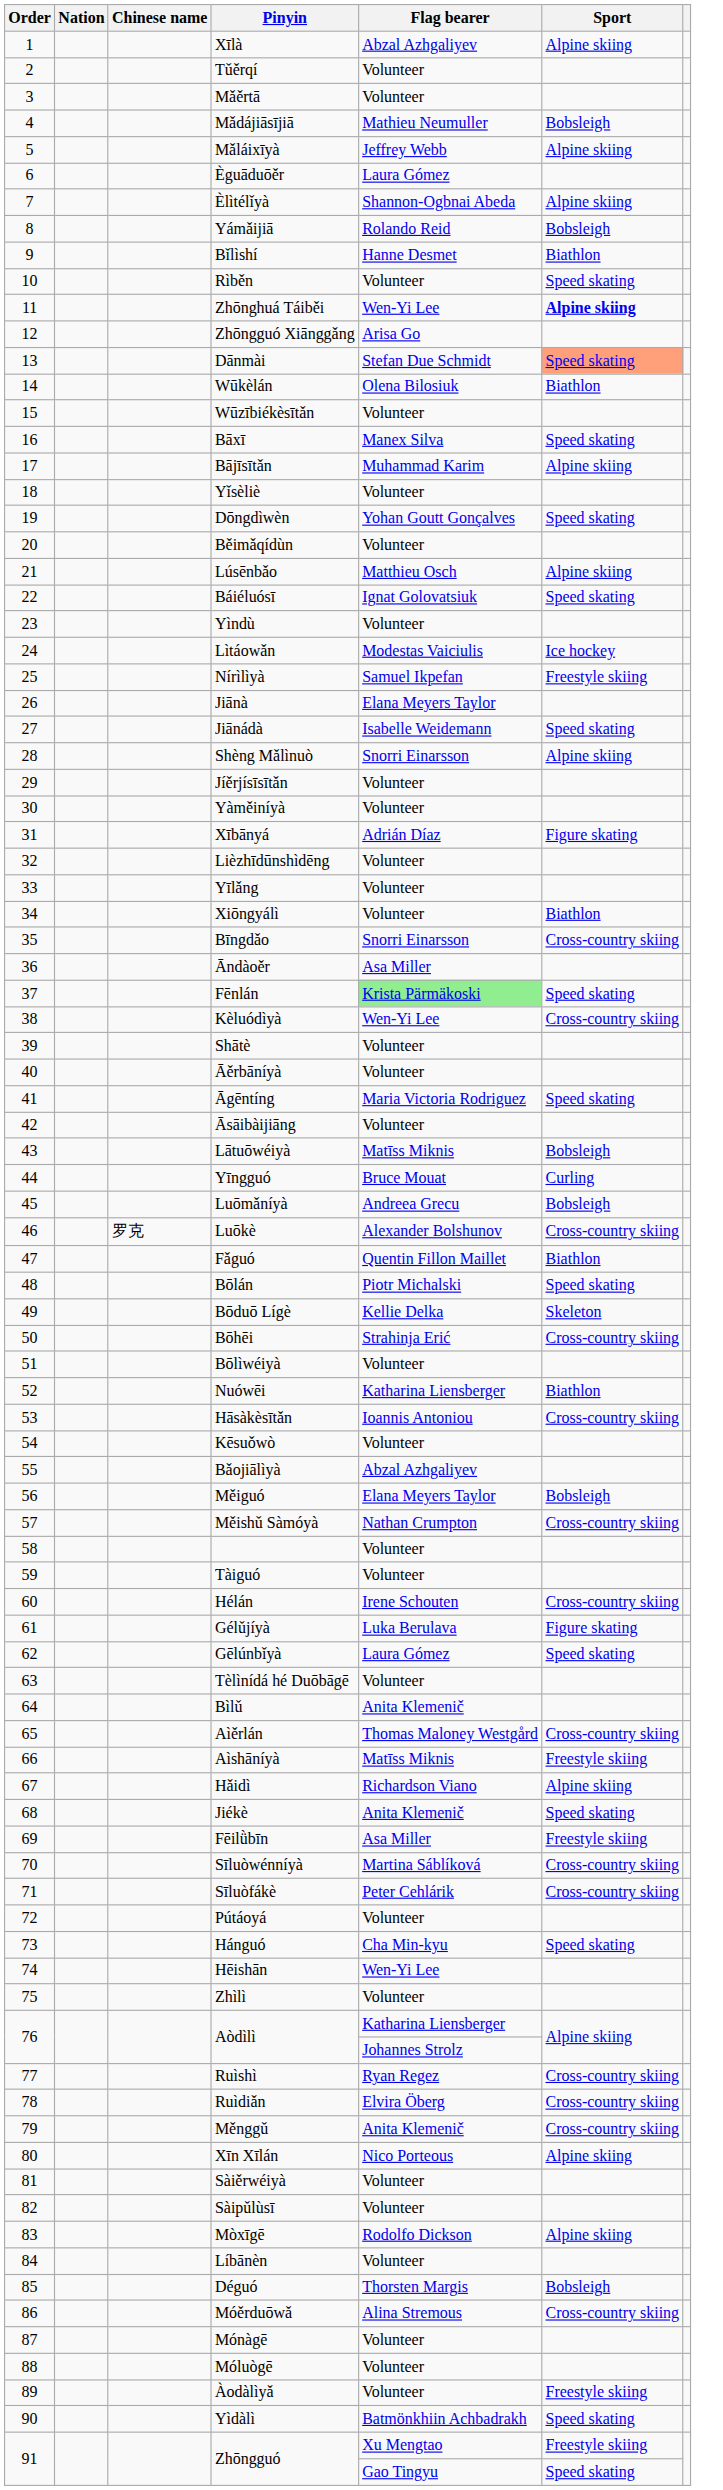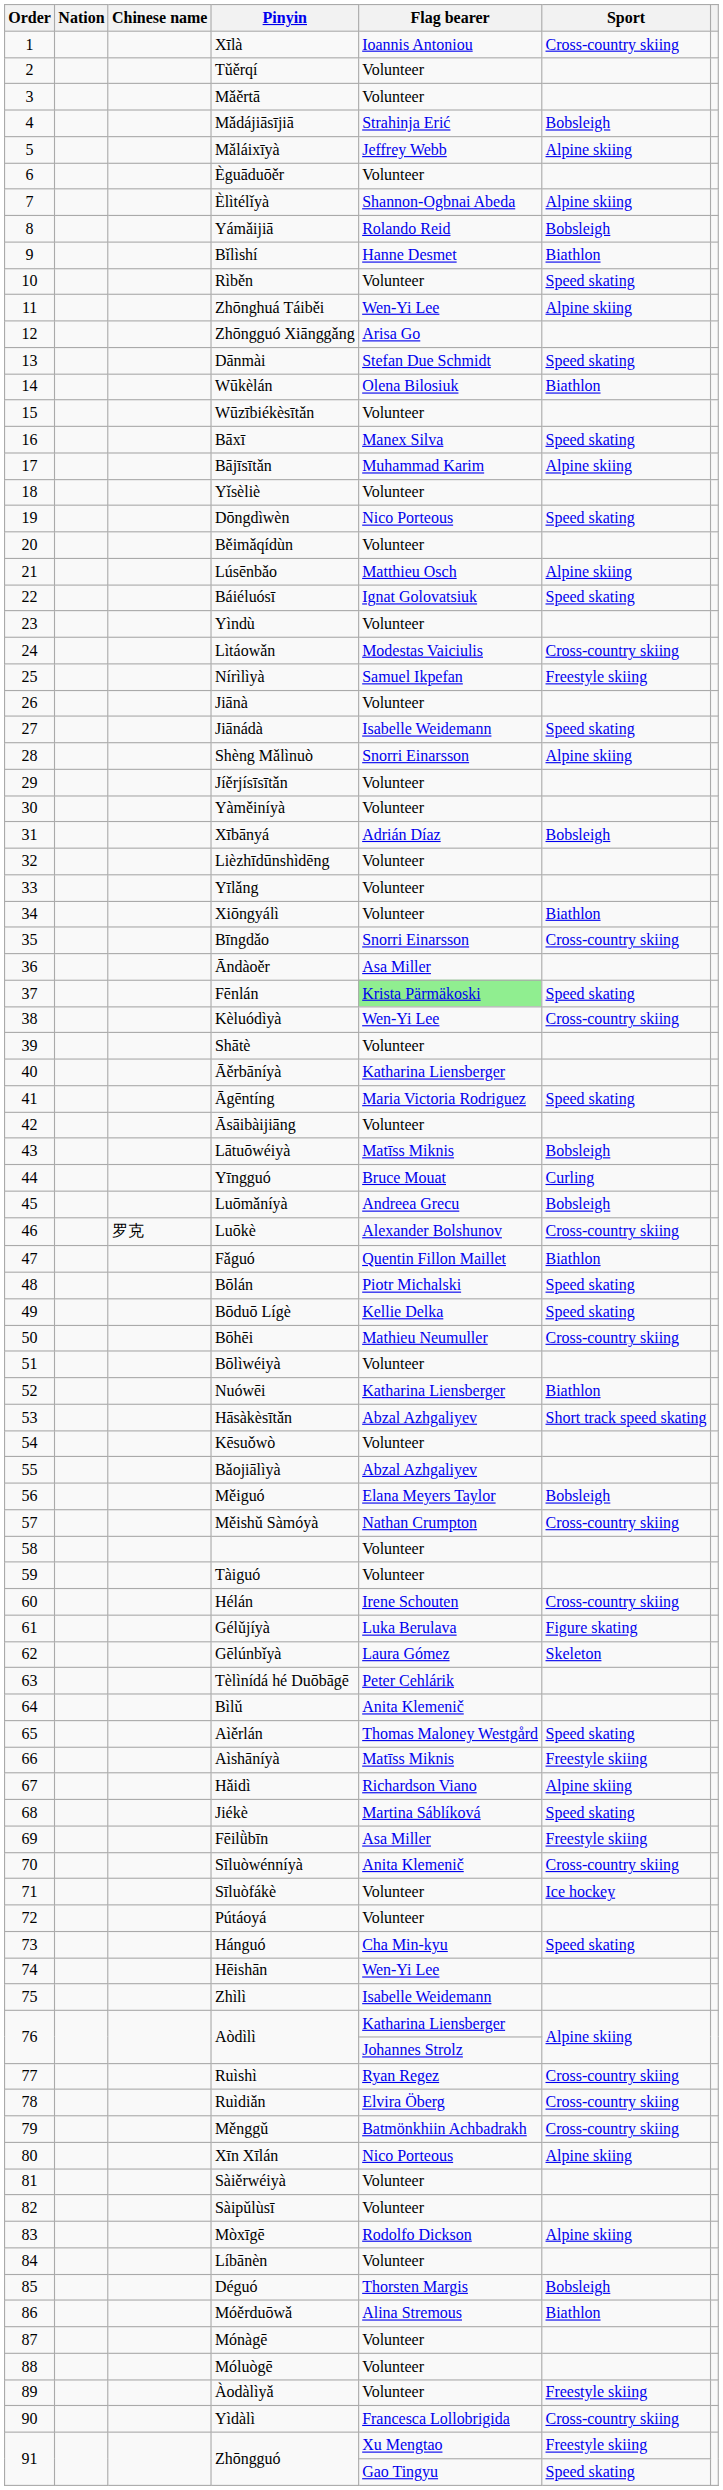(420, 44) Abzal Azhgaliyev -> (417, 44) Ioannis Antoniou
(589, 44) Alpine skiing -> (612, 44) Cross-country skiing
(425, 123) Mathieu Neumuller -> (406, 123) Strahinja Erić
(406, 176) Laura Gómez -> (393, 176) Volunteer
(591, 308) bold -> (589, 308) normal
(590, 360) lightsalmon background -> (590, 360) no background
(439, 518) Yohan Goutt Gonçalves -> (408, 518) Nico Porteous
(580, 650) Ice hockey -> (612, 650) Cross-country skiing
(429, 703) Elana Meyers Taylor -> (393, 703) Volunteer
(591, 835) Figure skating -> (578, 835) Bobsleigh
(393, 1072) Volunteer -> (434, 1072) Katharina Liensberger
(573, 1312) Skeleton -> (590, 1312) Speed skating
(406, 1338) Strahinja Erić -> (425, 1338) Mathieu Neumuller
(417, 1417) Ioannis Antoniou -> (420, 1417) Abzal Azhgaliyev
(612, 1417) Cross-country skiing -> (626, 1417) Short track speed skating
(590, 1654) Speed skating -> (573, 1654) Skeleton
(393, 1681) Volunteer -> (408, 1681) Peter Cehlárik
(612, 1733) Cross-country skiing -> (590, 1733) Speed skating
(413, 1812) Anita Klemenič -> (421, 1812) Martina Sáblíková
(421, 1865) Martina Sáblíková -> (413, 1865) Anita Klemenič
(408, 1892) Peter Cehlárik -> (393, 1892) Volunteer
(612, 1892) Cross-country skiing -> (580, 1892) Ice hockey
(393, 1997) Volunteer -> (427, 1997) Isabelle Weidemann
(413, 2129) Anita Klemenič -> (444, 2129) Batmönkhiin Achbadrakh
(612, 2313) Cross-country skiing -> (573, 2313) Biathlon
(444, 2419) Batmönkhiin Achbadrakh -> (436, 2419) Francesca Lollobrigida
(590, 2419) Speed skating -> (612, 2419) Cross-country skiing
